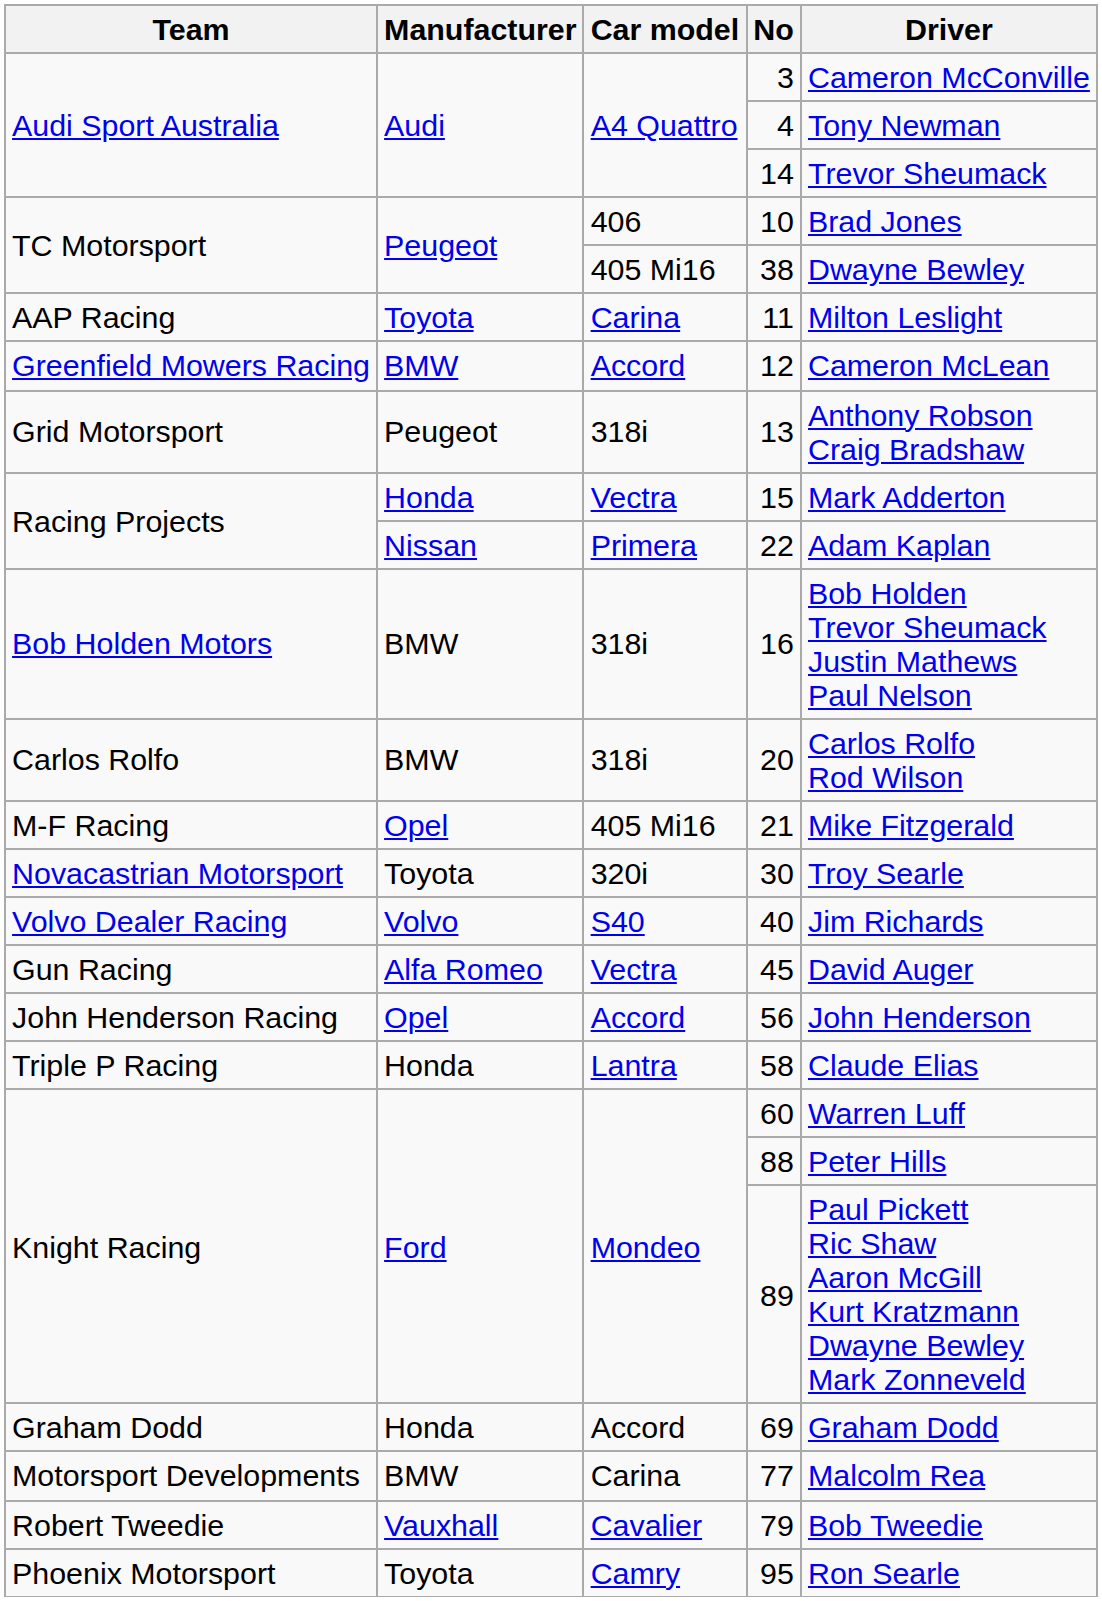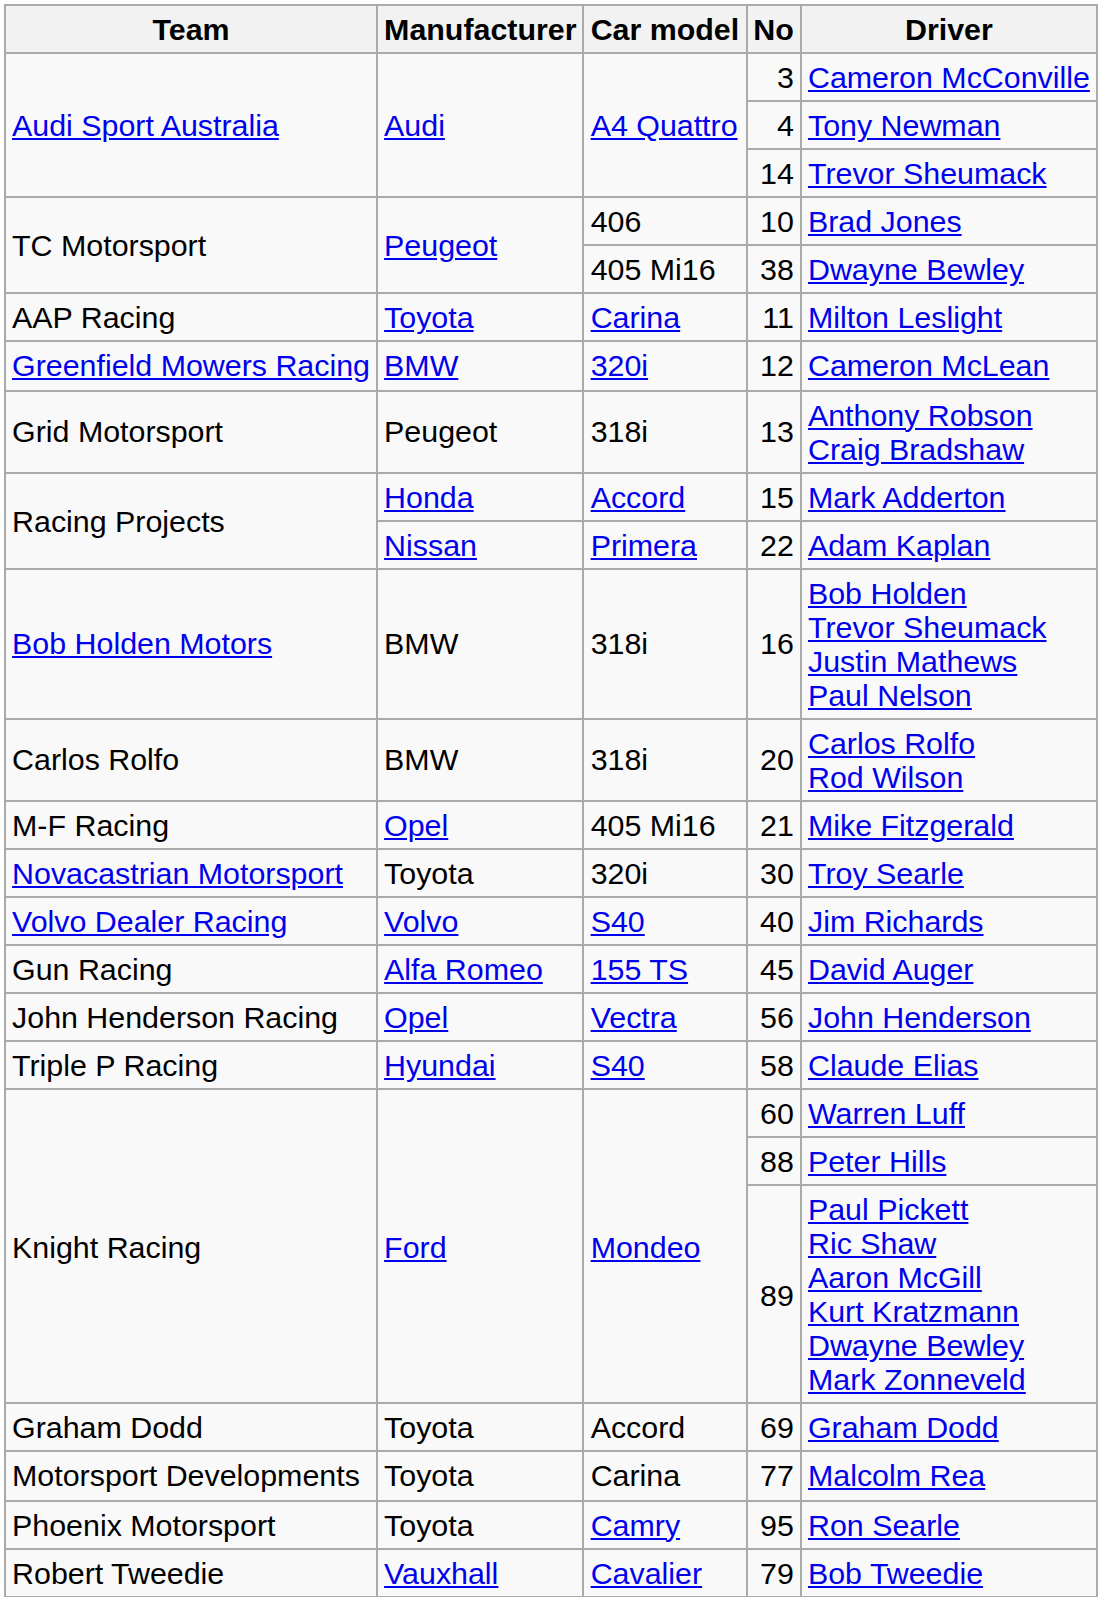(638, 366) Accord -> (619, 366) 320i
(634, 496) Vectra -> (638, 496) Accord
(634, 969) Vectra -> (639, 969) 155 TS
(638, 1017) Accord -> (634, 1017) Vectra
(429, 1066) Honda -> (440, 1066) Hyundai
(634, 1066) Lantra -> (618, 1066) S40
(429, 1428) Honda -> (429, 1428) Toyota
(421, 1476) BMW -> (429, 1476) Toyota
rows swapped: (777, 1524) <-> (777, 1572)
